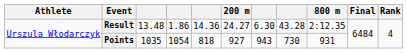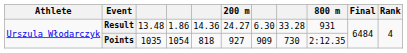(292, 26) 43.28 -> (292, 26) 33.28
(327, 26) 2:12.35 -> (327, 26) 931
(264, 40) 943 -> (264, 40) 909
(327, 40) 931 -> (327, 40) 2:12.35
